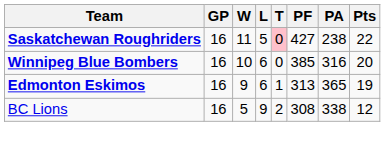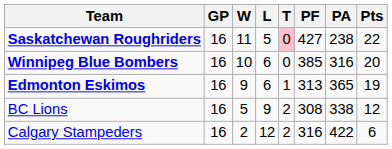+ row: (75, 132)
